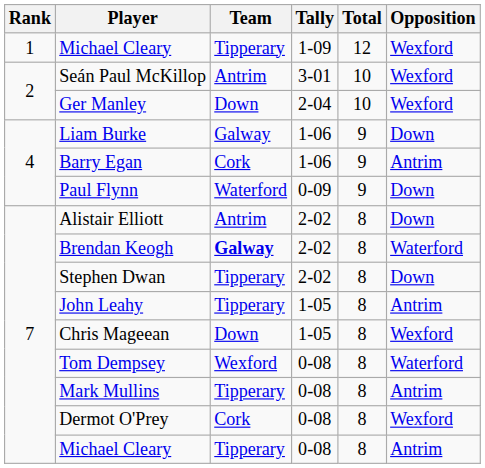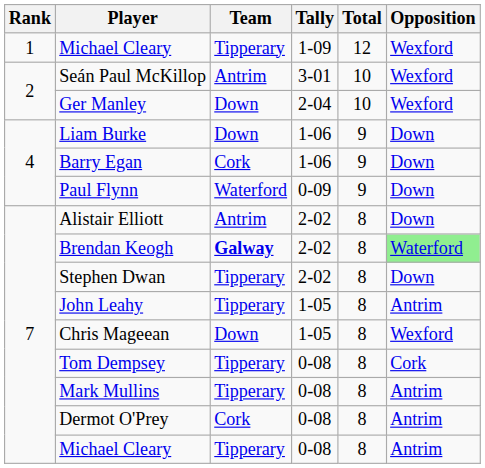(242, 133) Galway -> (236, 133) Down
(416, 162) Antrim -> (412, 162) Down
(427, 248) no background -> (427, 248) lightgreen background
(246, 362) Wexford -> (250, 362) Tipperary
(427, 362) Waterford -> (408, 362) Cork
(422, 420) Wexford -> (416, 420) Antrim
